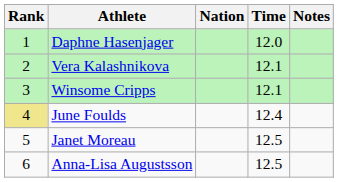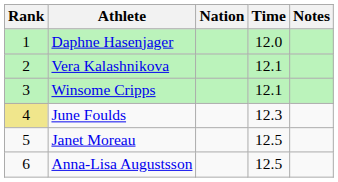(269, 115) 12.4 -> (269, 115) 12.3
